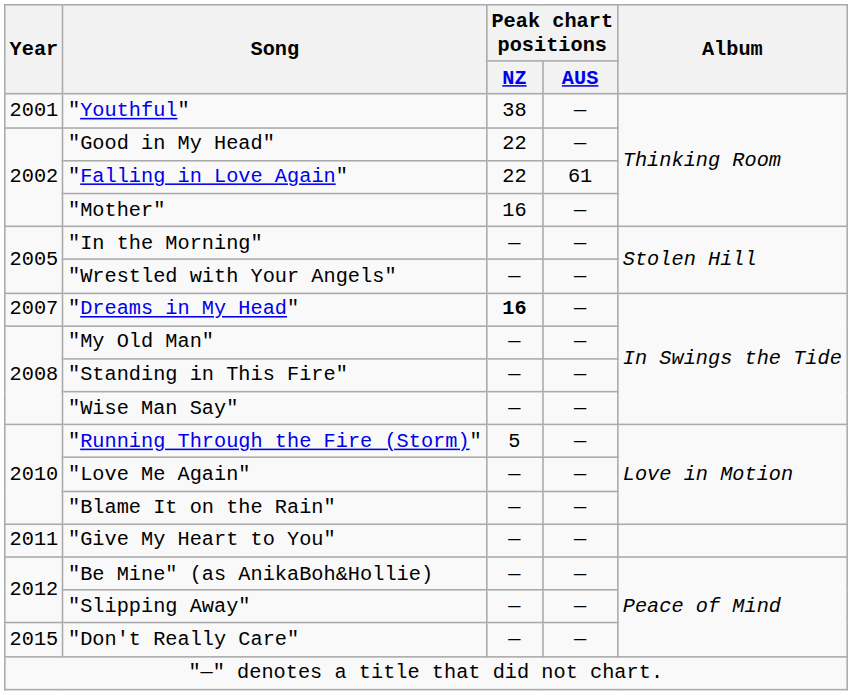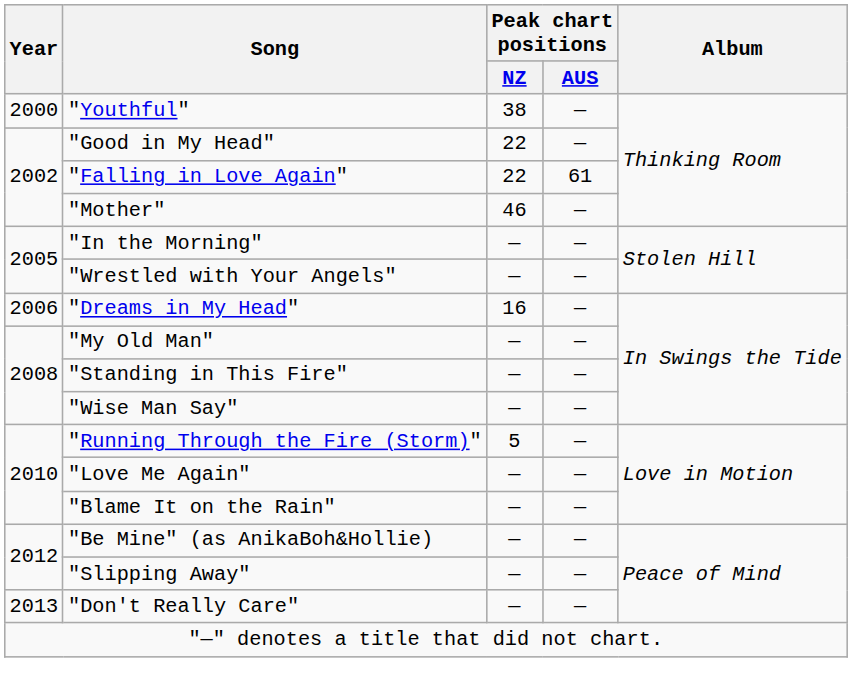(34, 111) 2001 -> (34, 111) 2000
(514, 210) 16 -> (514, 210) 46
(34, 309) 2007 -> (34, 309) 2006
(514, 309) bold -> (514, 309) normal
- row: (202, 540)
(34, 640) 2015 -> (34, 607) 2013
